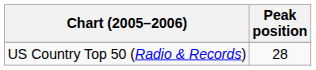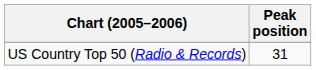(280, 53) 28 -> (280, 53) 31
